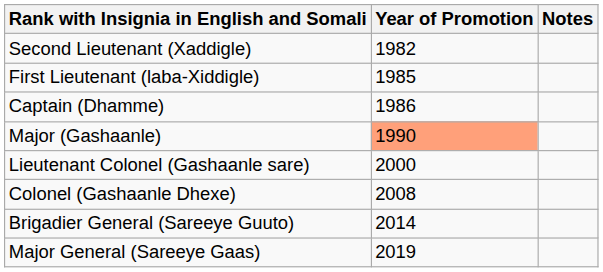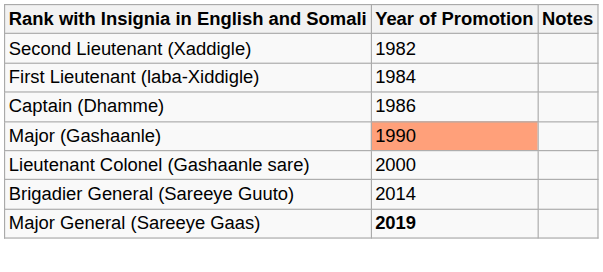(396, 77) 1985 -> (396, 77) 1984
- row: (122, 194)
(396, 252) normal -> (396, 223) bold
